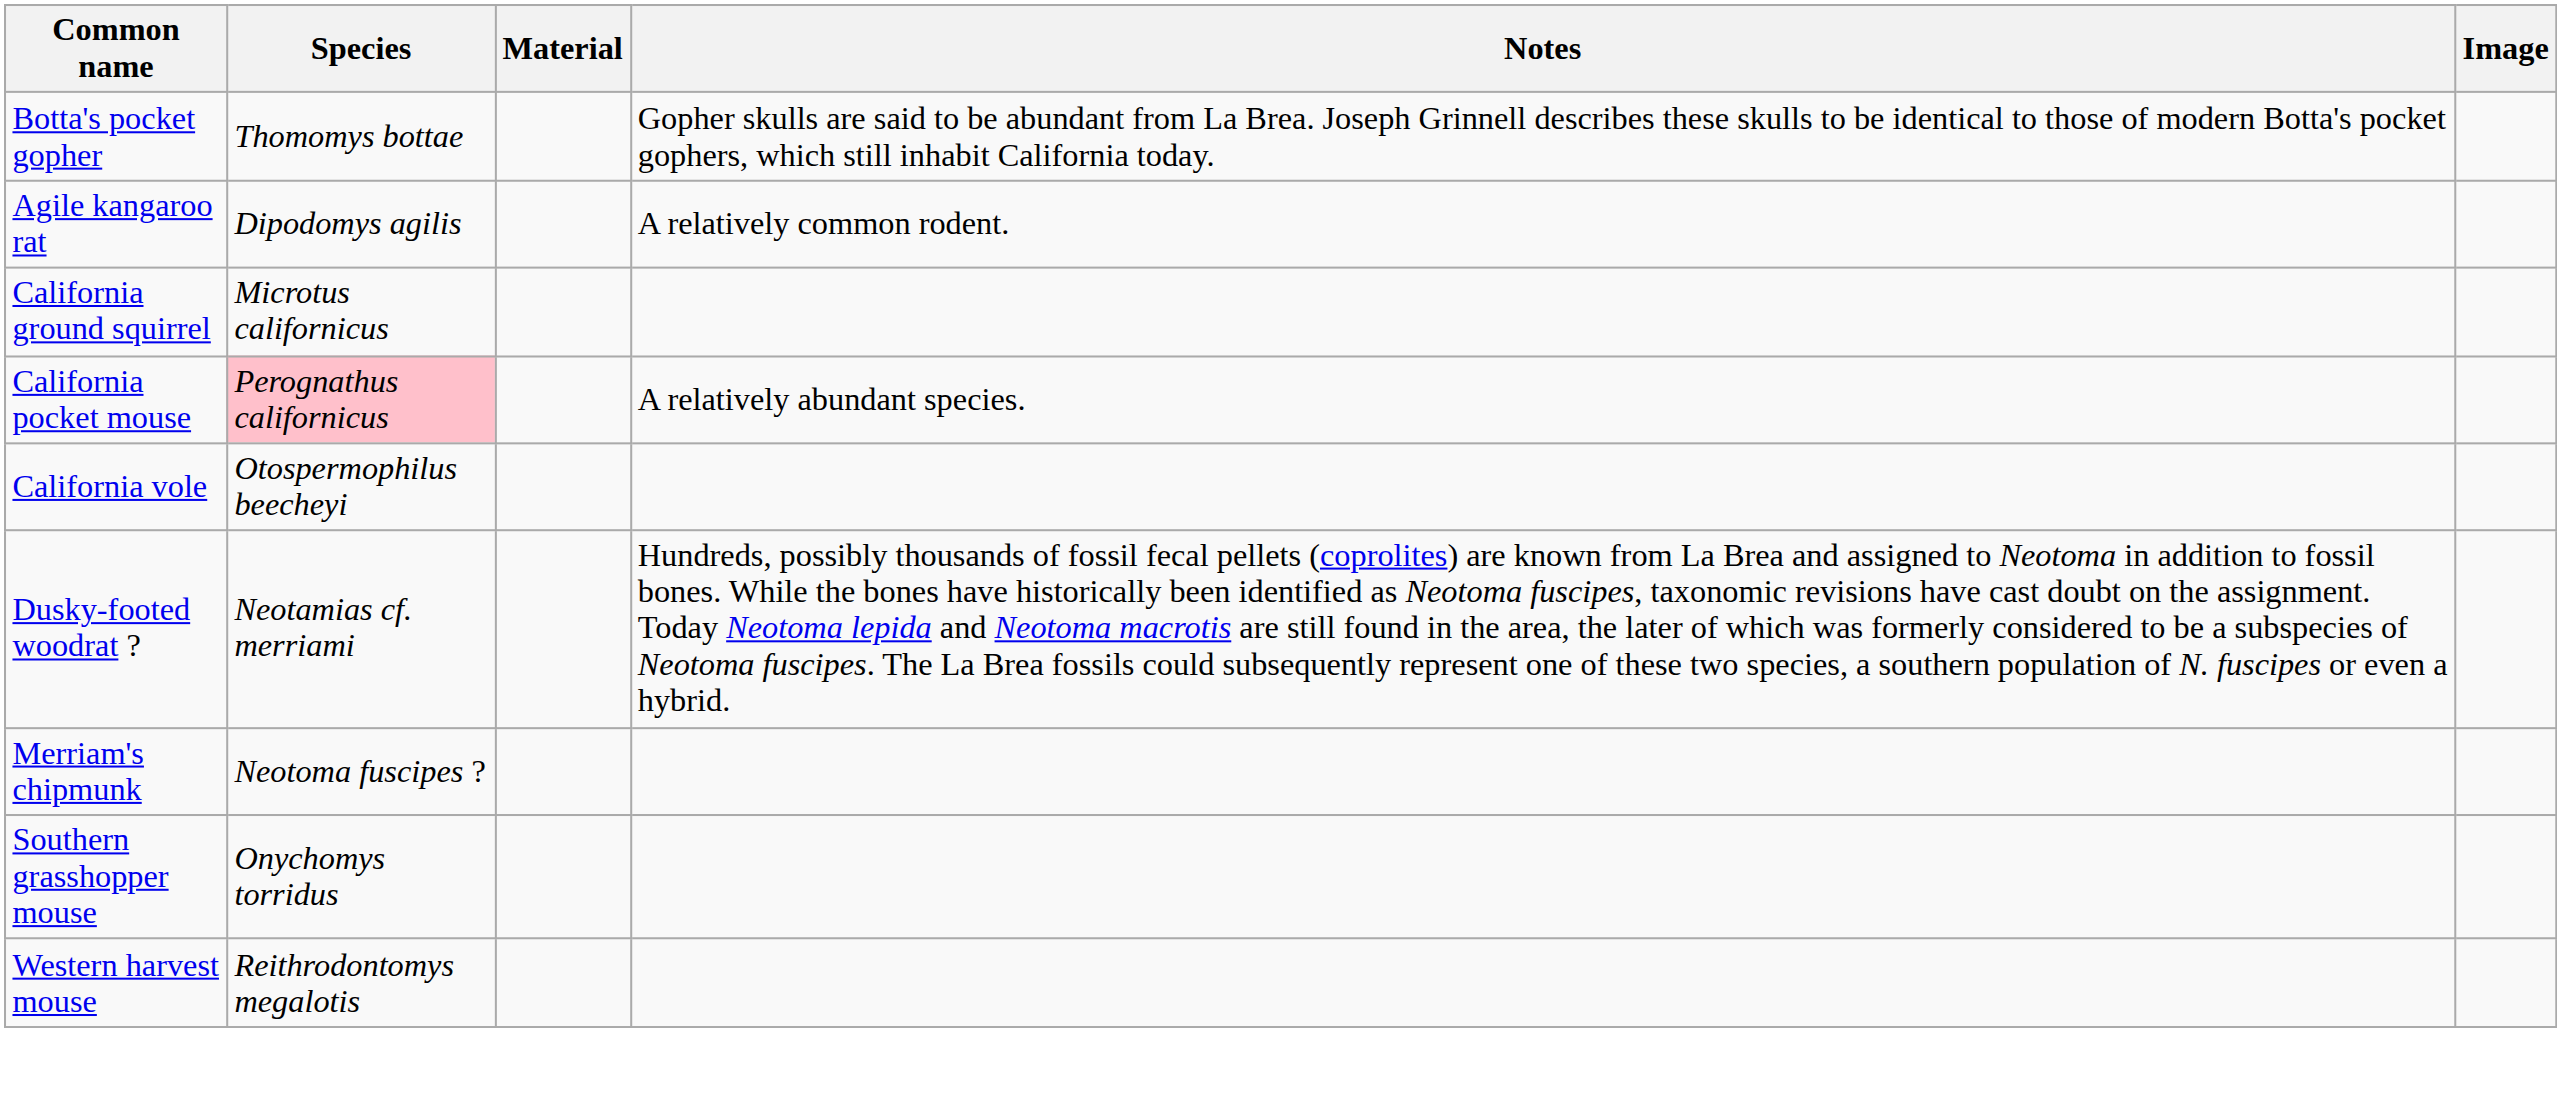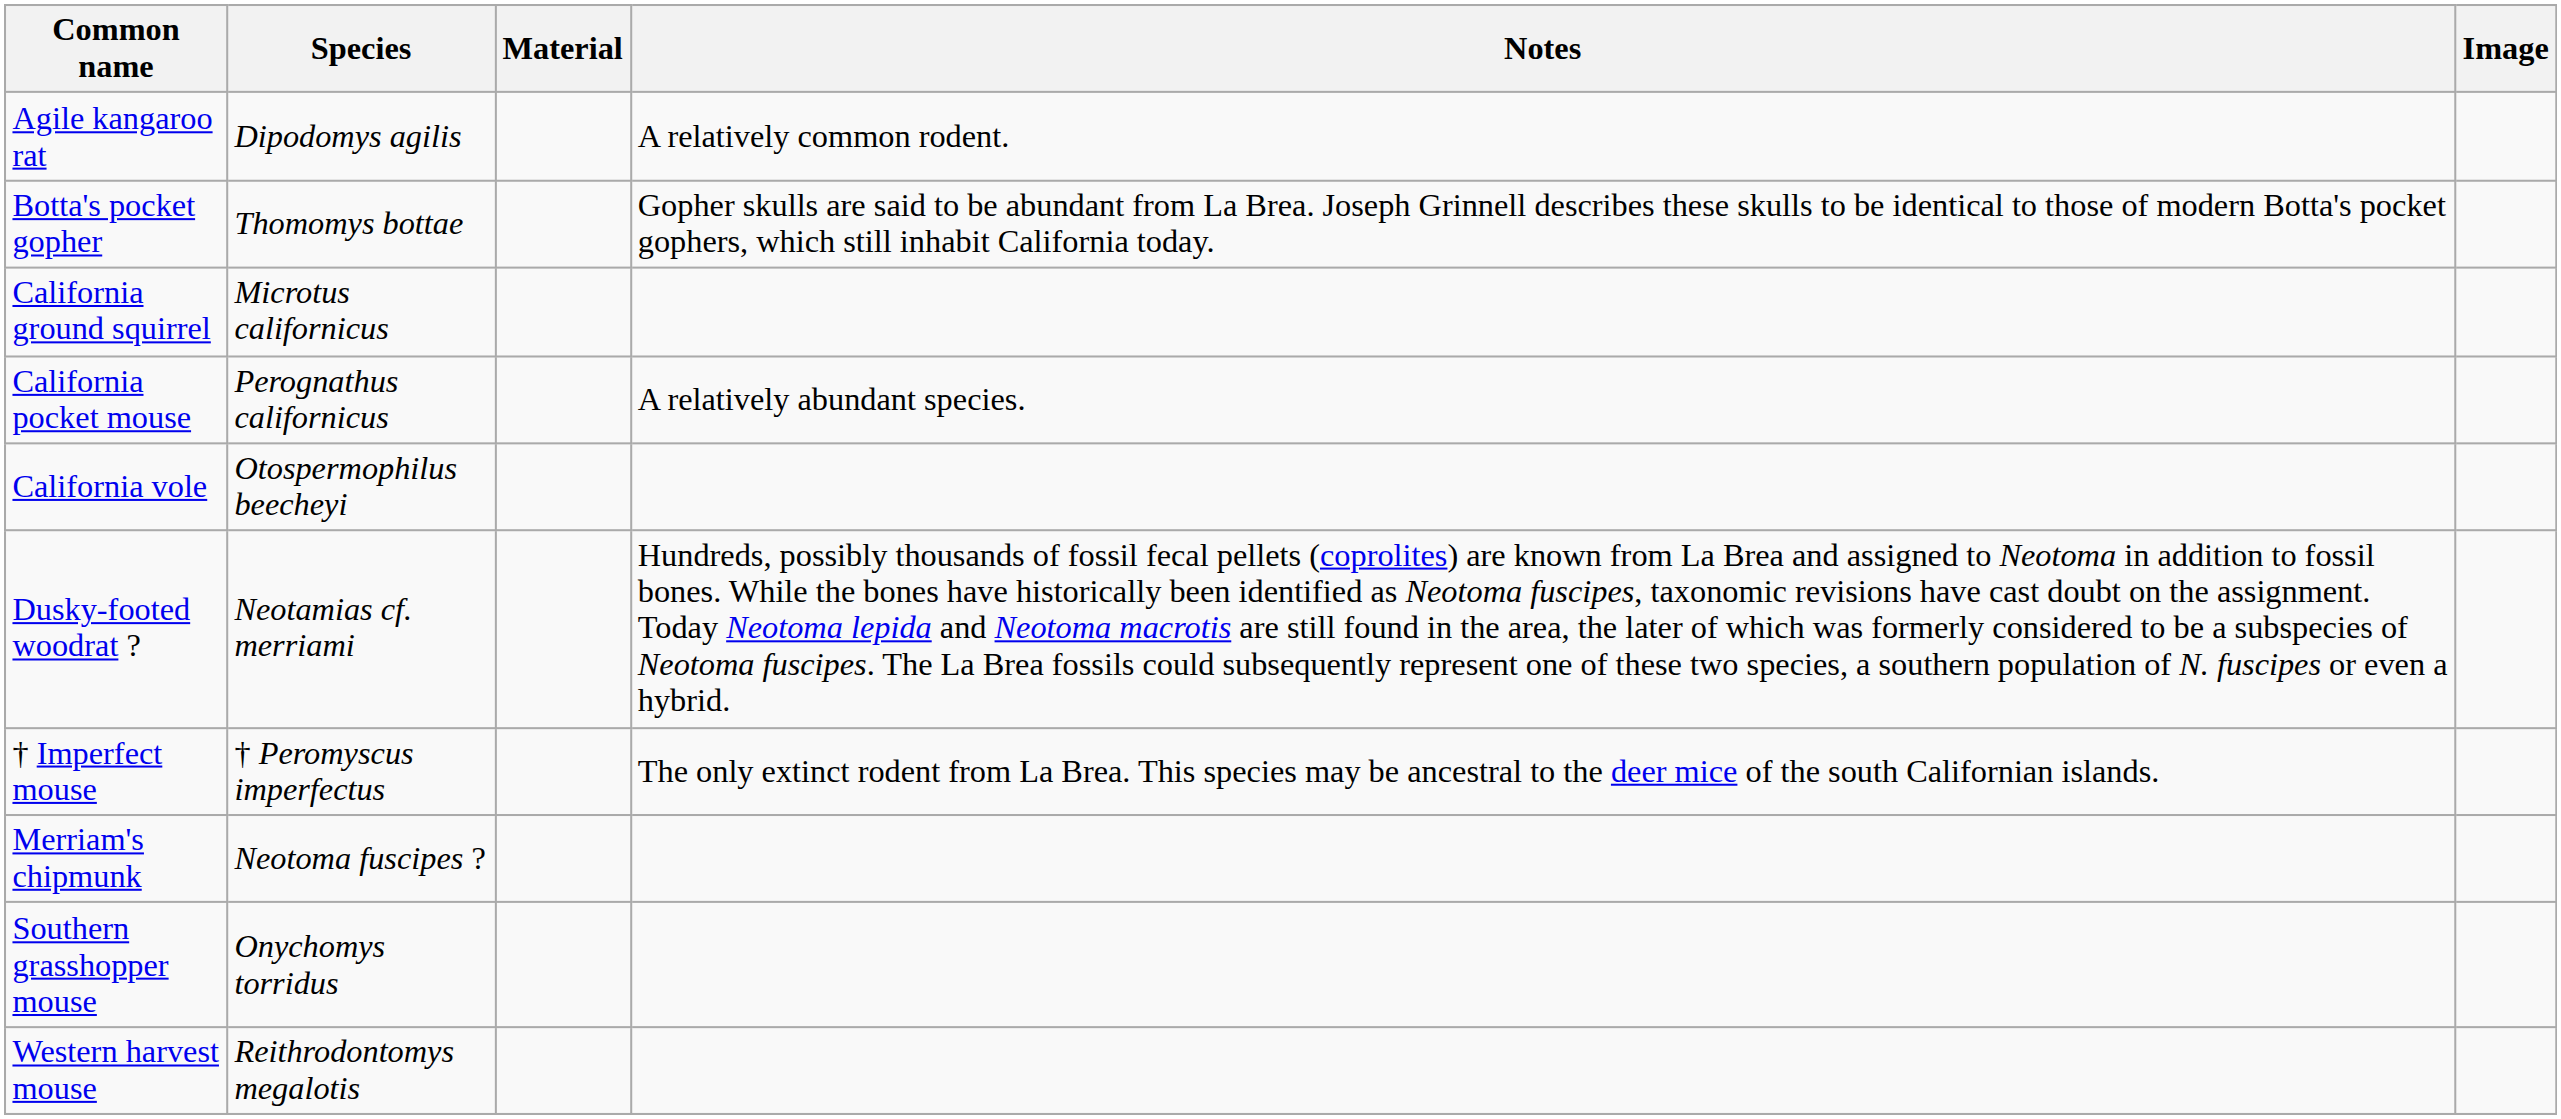rows swapped: (113, 223) <-> (104, 135)
(316, 398) pink background -> (316, 398) no background
+ row: (87, 770)
